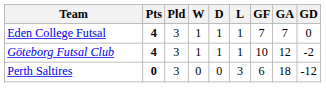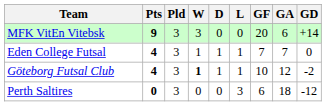+ row: (56, 33)
(198, 52) normal -> (198, 71) bold
